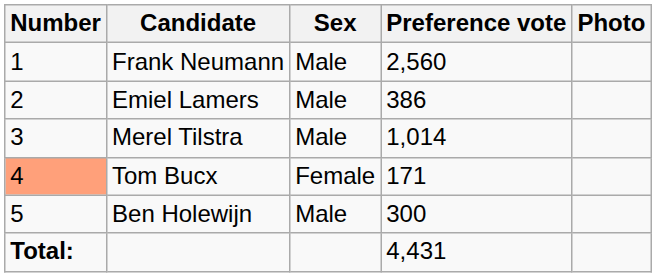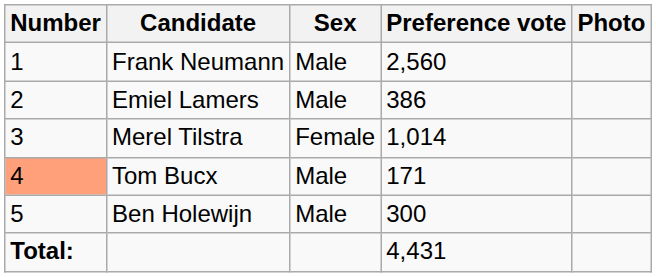(321, 137) Male -> (335, 137) Female
(335, 175) Female -> (321, 175) Male
